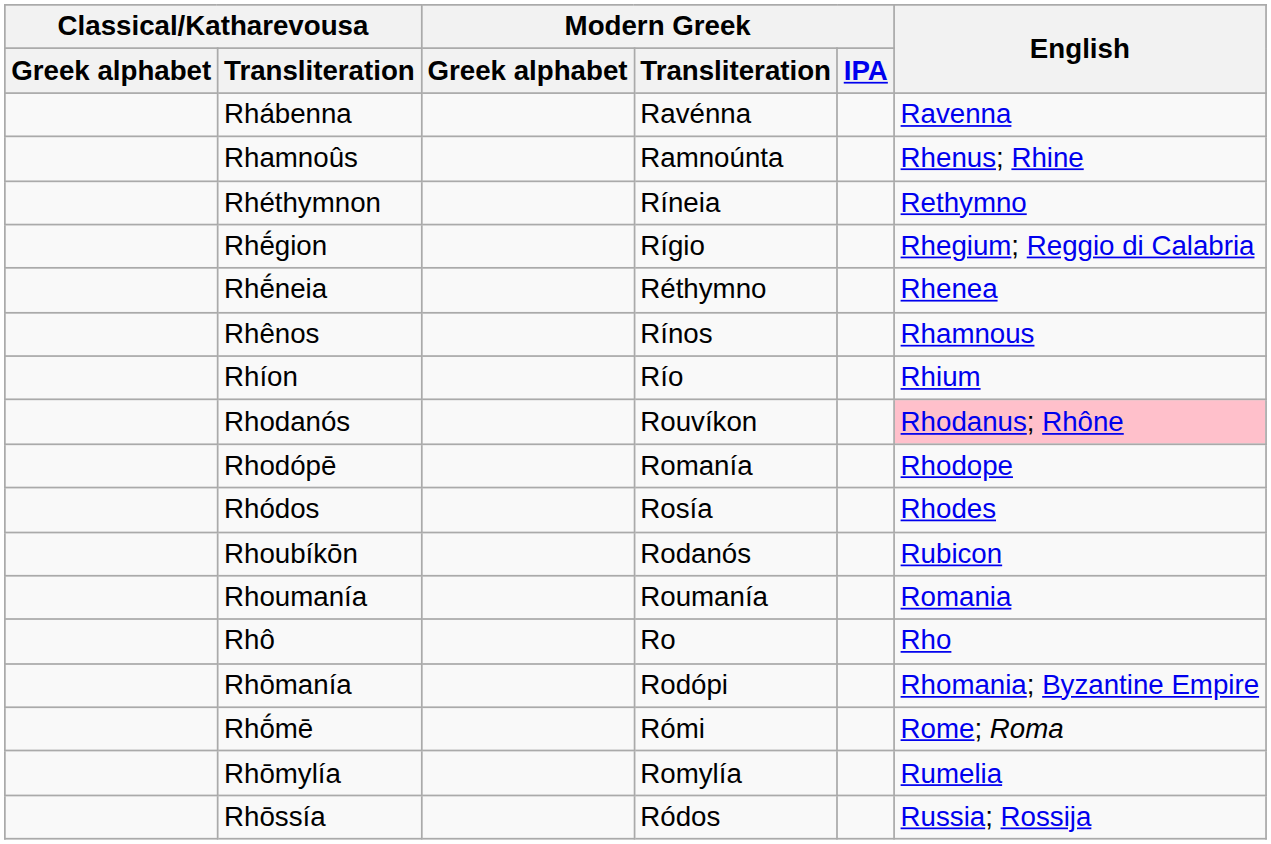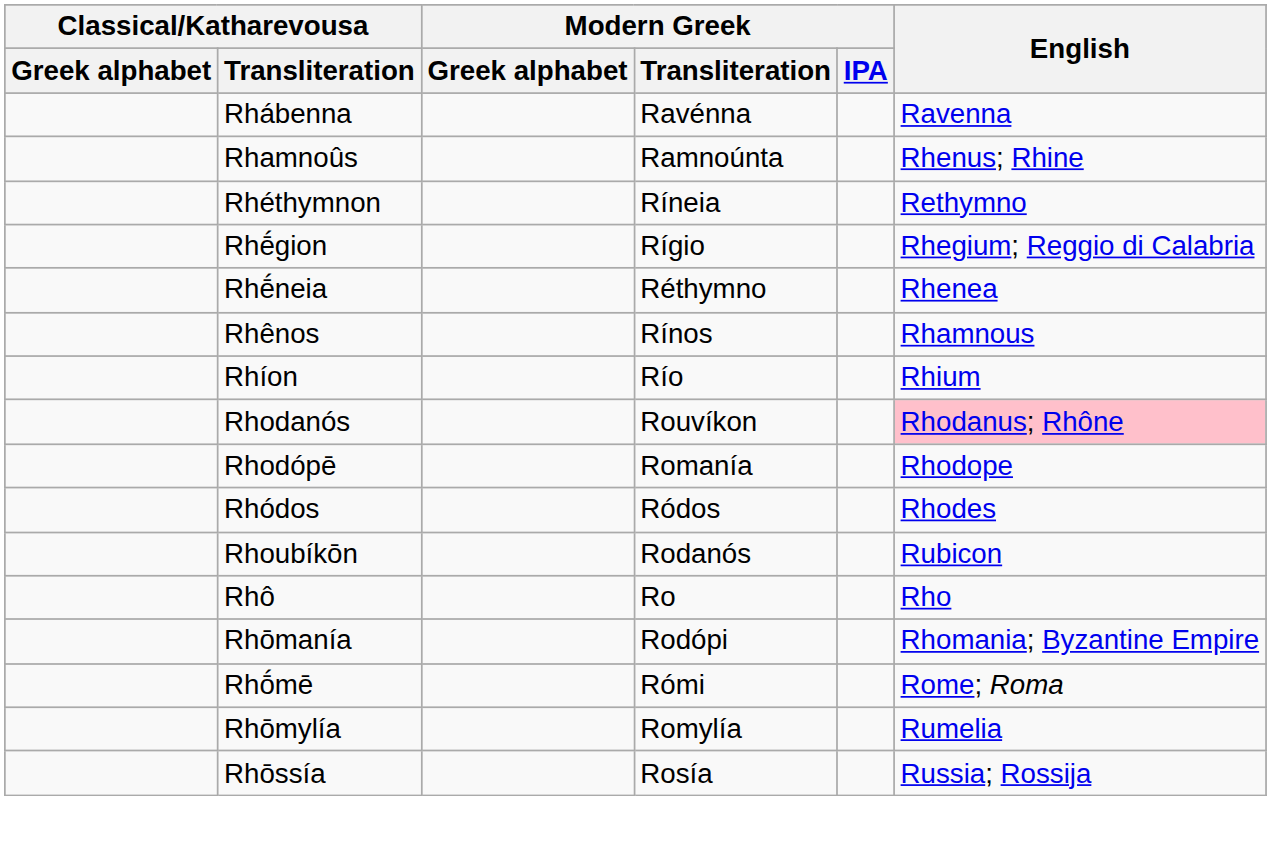(676, 509) Rosía -> (680, 509) Ródos
- row: (296, 597)
(680, 816) Ródos -> (676, 772) Rosía
